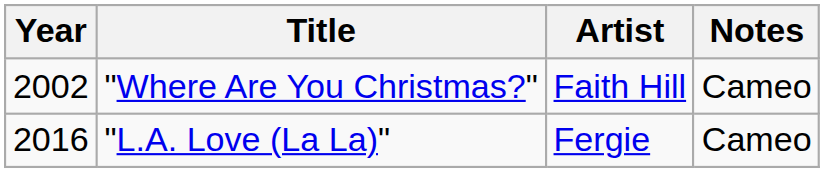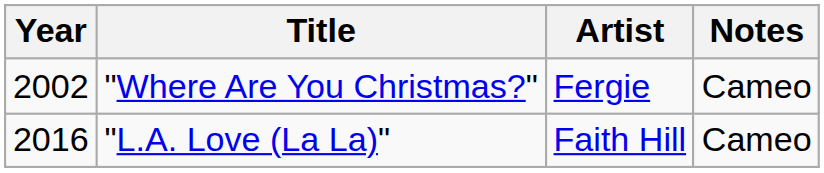(620, 85) Faith Hill -> (602, 85) Fergie
(602, 139) Fergie -> (620, 139) Faith Hill
